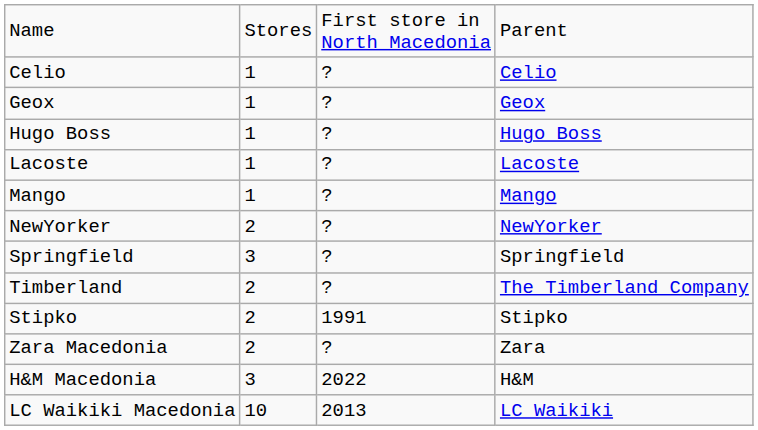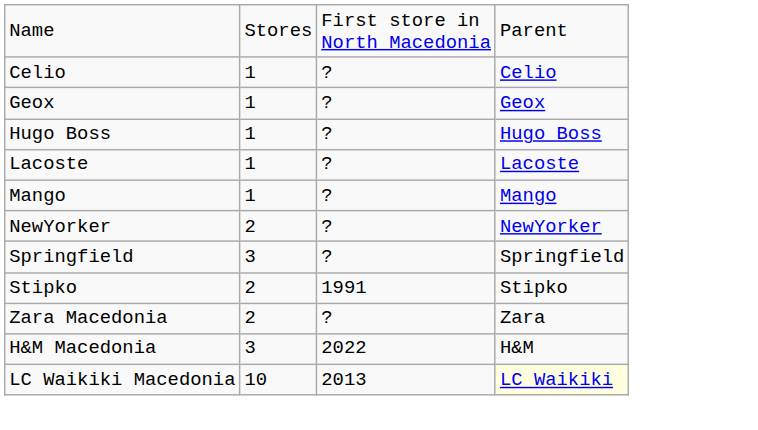- row: (66, 288)
(557, 410) no background -> (557, 380) lightyellow background
